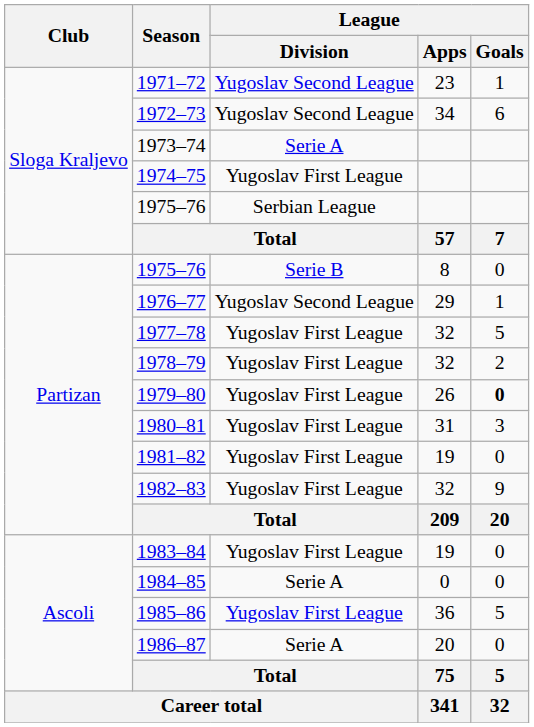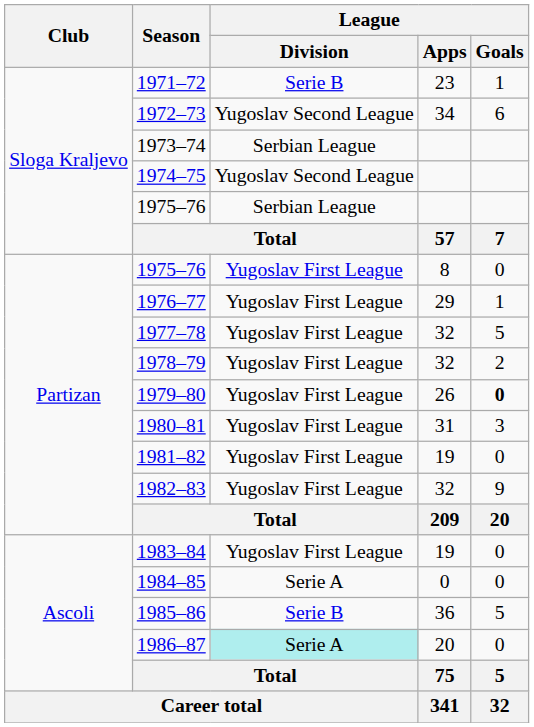(314, 82) Yugoslav Second League -> (314, 82) Serie B
(314, 144) Serie A -> (314, 144) Serbian League
(314, 176) Yugoslav First League -> (314, 176) Yugoslav Second League
(314, 269) Serie B -> (314, 269) Yugoslav First League
(314, 301) Yugoslav Second League -> (314, 301) Yugoslav First League
(314, 613) Yugoslav First League -> (314, 613) Serie B
(314, 644) no background -> (314, 644) paleturquoise background
